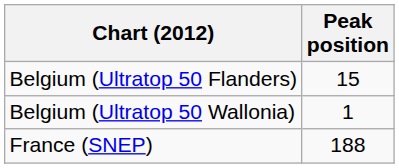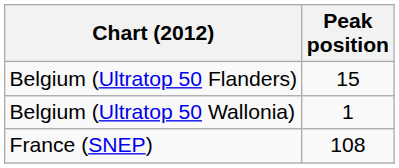(348, 145) 188 -> (348, 145) 108
